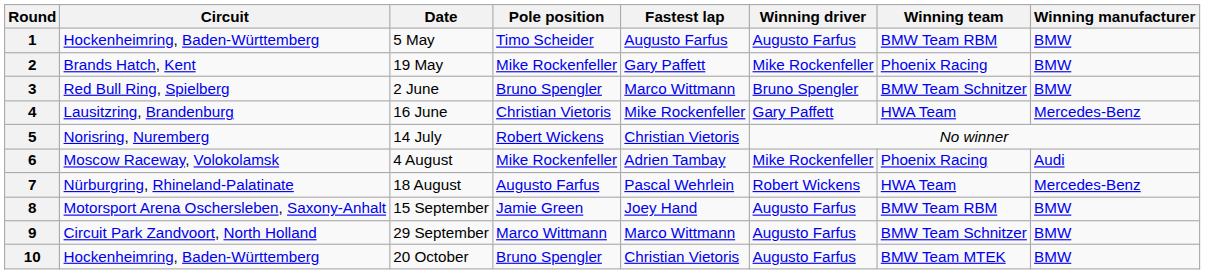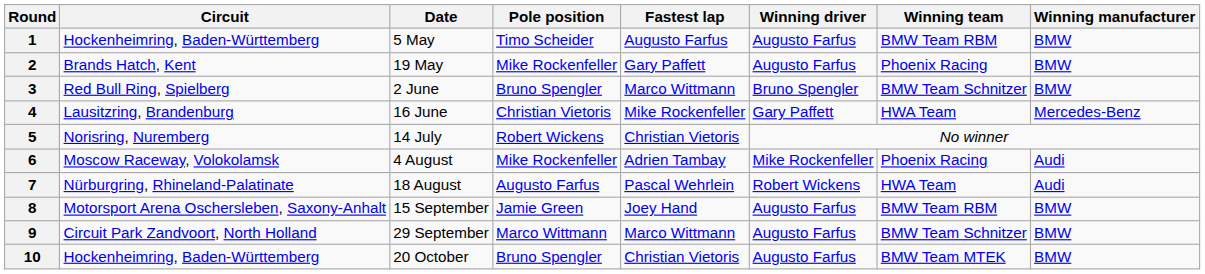(813, 64) Mike Rockenfeller -> (804, 64) Augusto Farfus
(1087, 184) Mercedes-Benz -> (1049, 184) Audi
